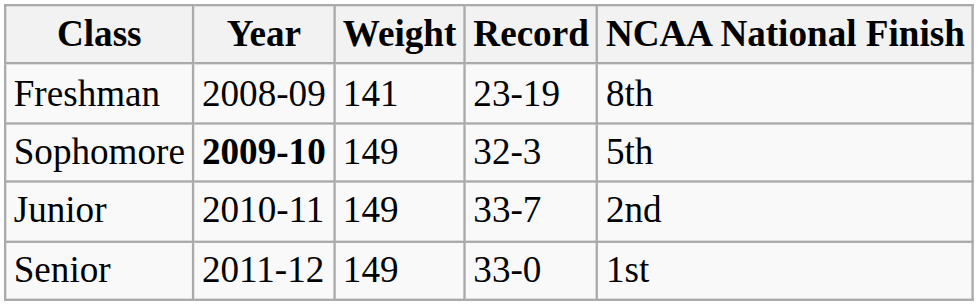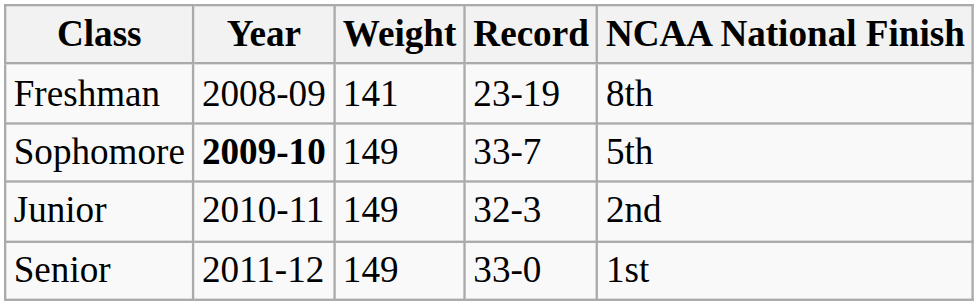(507, 151) 32-3 -> (507, 151) 33-7
(507, 210) 33-7 -> (507, 210) 32-3
